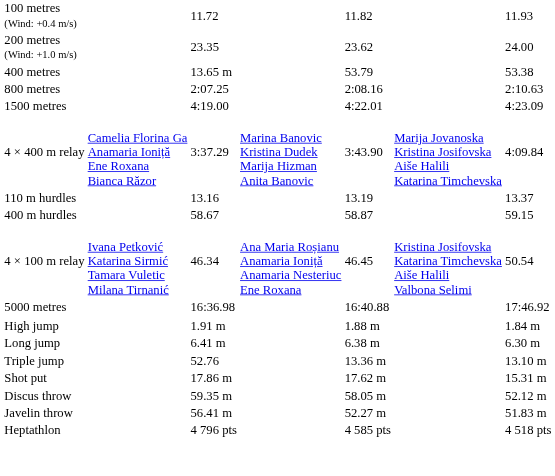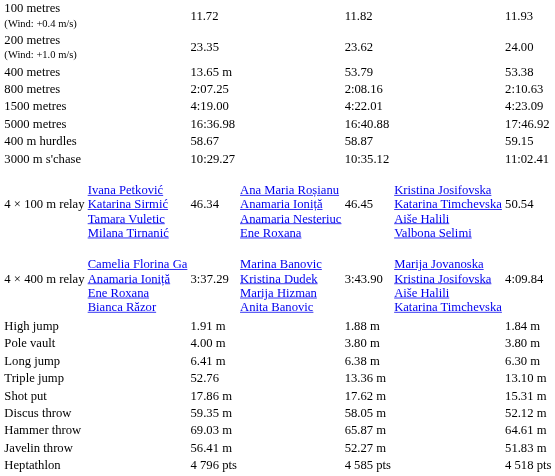rows swapped: (35, 307) <-> (44, 152)
- row: (40, 198)
+ row: (43, 158)
+ row: (30, 343)
+ row: (43, 430)
